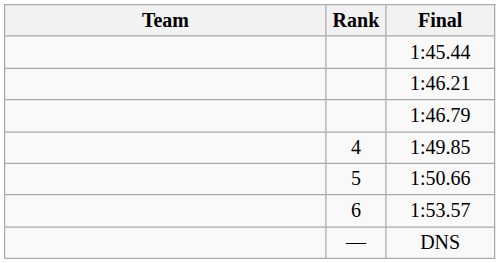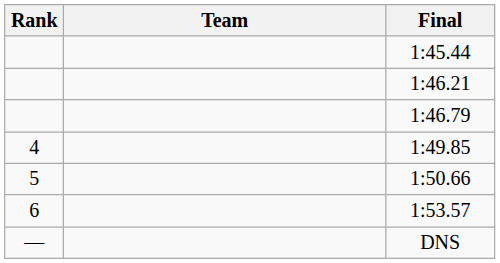columns swapped: (356, 20) <-> (165, 20)
